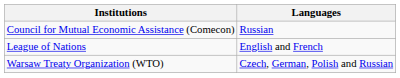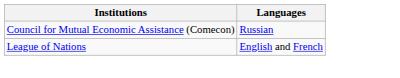- row: (85, 64)
